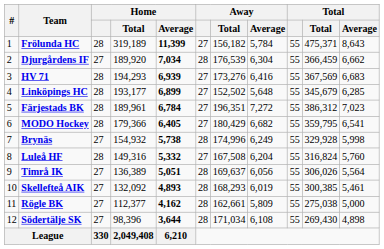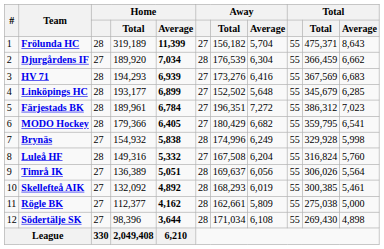(261, 44) 5,784 -> (261, 44) 5,704
(170, 140) 5,738 -> (170, 140) 5,838
(170, 188) 4,893 -> (170, 188) 4,892
